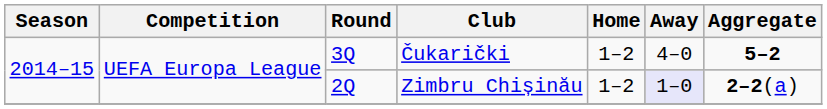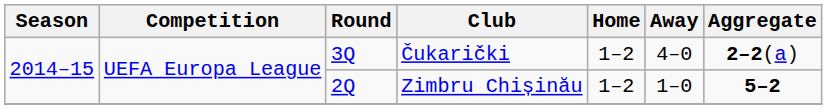(763, 54) 5–2 -> (763, 54) 2–2(a)
(674, 87) lavender background -> (674, 87) no background
(763, 87) 2–2(a) -> (763, 87) 5–2
